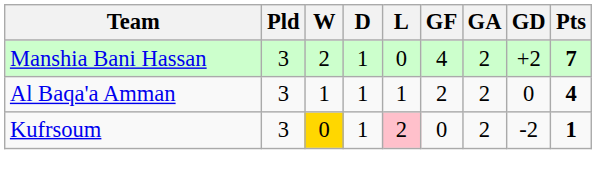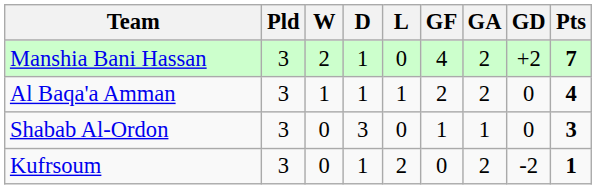+ row: (89, 129)
(324, 129) gold background -> (324, 165) no background
(401, 129) pink background -> (401, 165) no background
